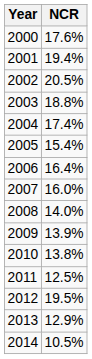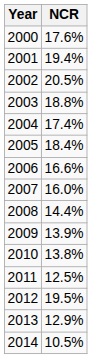(64, 146) 15.4% -> (64, 146) 18.4%
(64, 168) 16.4% -> (64, 168) 16.6%
(64, 211) 14.0% -> (64, 211) 14.4%
